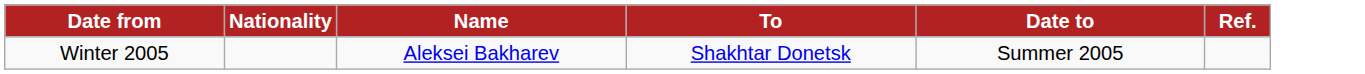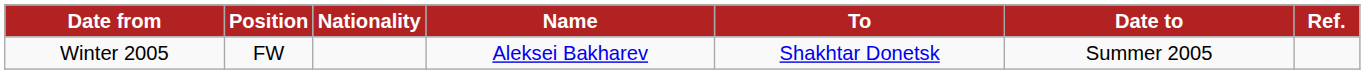+ column: (269, 21)
